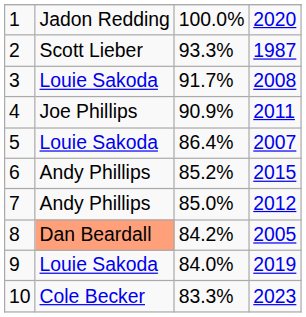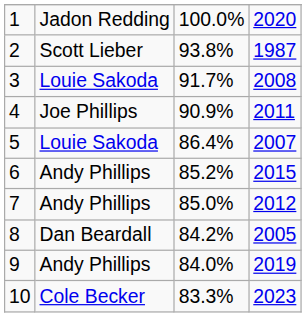(206, 50) 93.3% -> (206, 50) 93.8%
(95, 234) lightsalmon background -> (95, 234) no background
(99, 265) Louie Sakoda -> (95, 265) Andy Phillips
